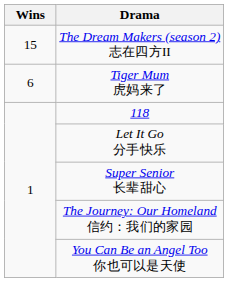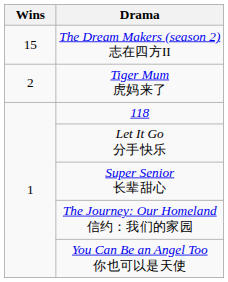(30, 83) 6 -> (30, 83) 2
